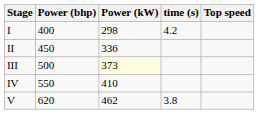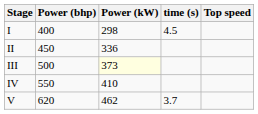(170, 30) 4.2 -> (170, 30) 4.5
(170, 100) 3.8 -> (170, 100) 3.7
